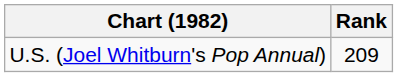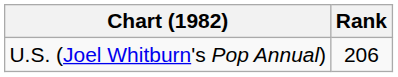(361, 54) 209 -> (361, 54) 206
